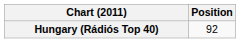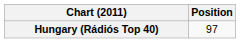(212, 29) 92 -> (212, 29) 97
